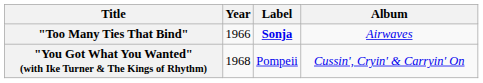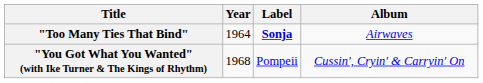(238, 34) 1966 -> (238, 34) 1964
